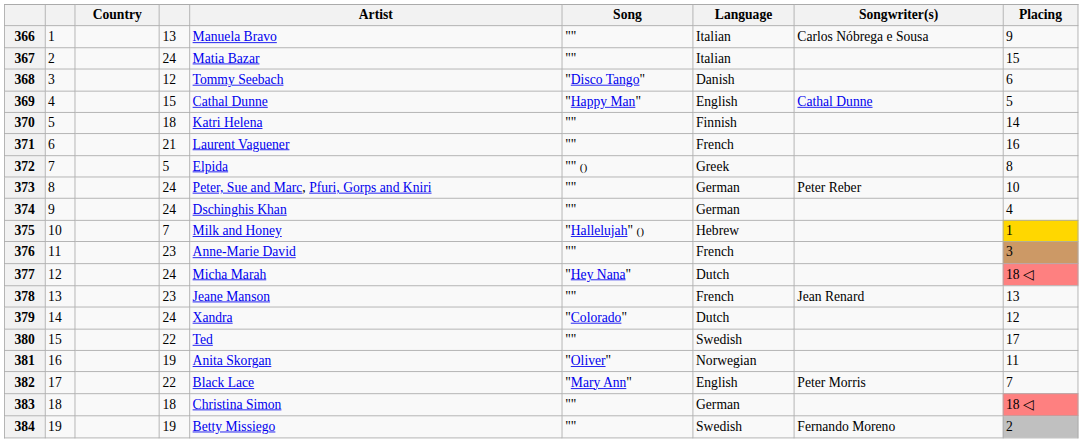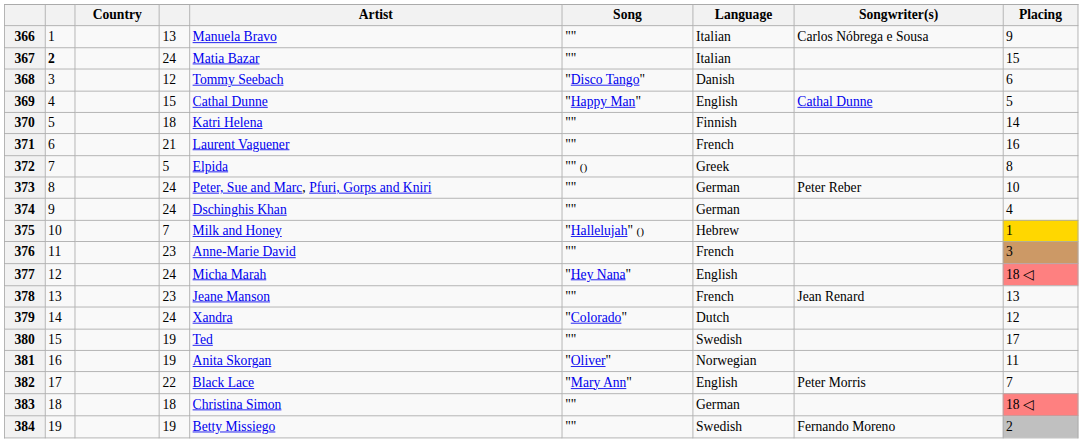(51, 58) normal -> (51, 58) bold
(713, 274) Dutch -> (717, 274) English
(169, 339) 22 -> (169, 339) 19
